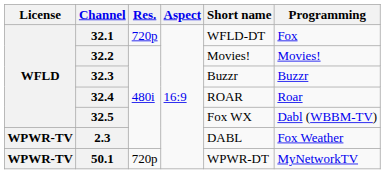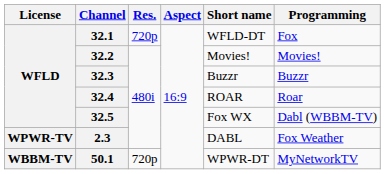(40, 158) WPWR-TV -> (40, 158) WBBM-TV
